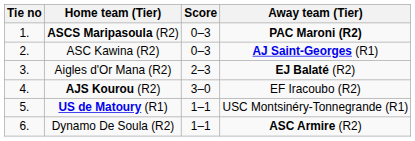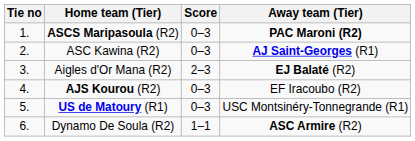(201, 88) 3–0 -> (201, 88) 0–3
(201, 107) 1–1 -> (201, 107) 0–3
